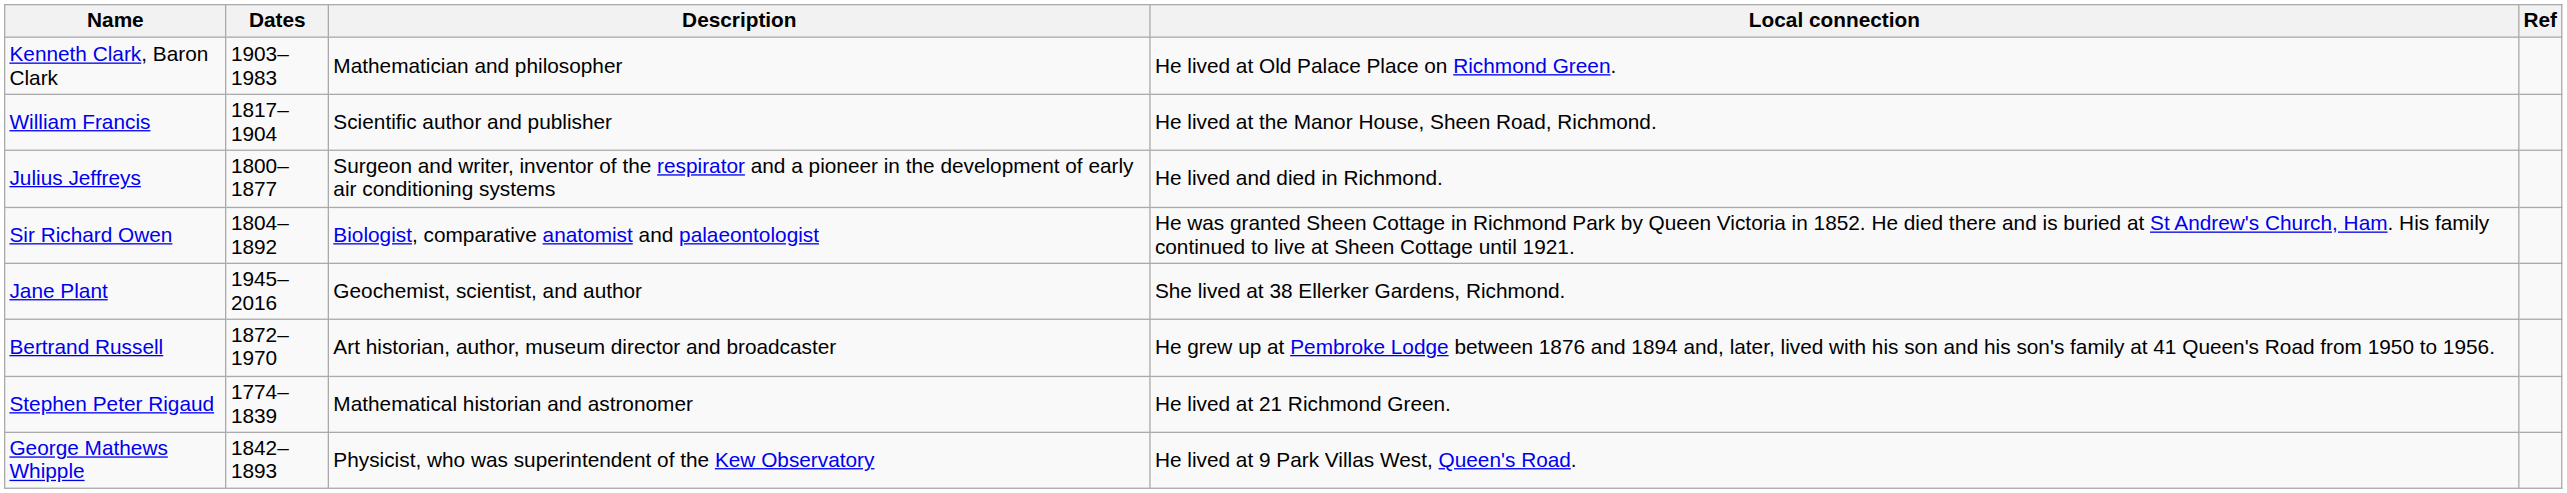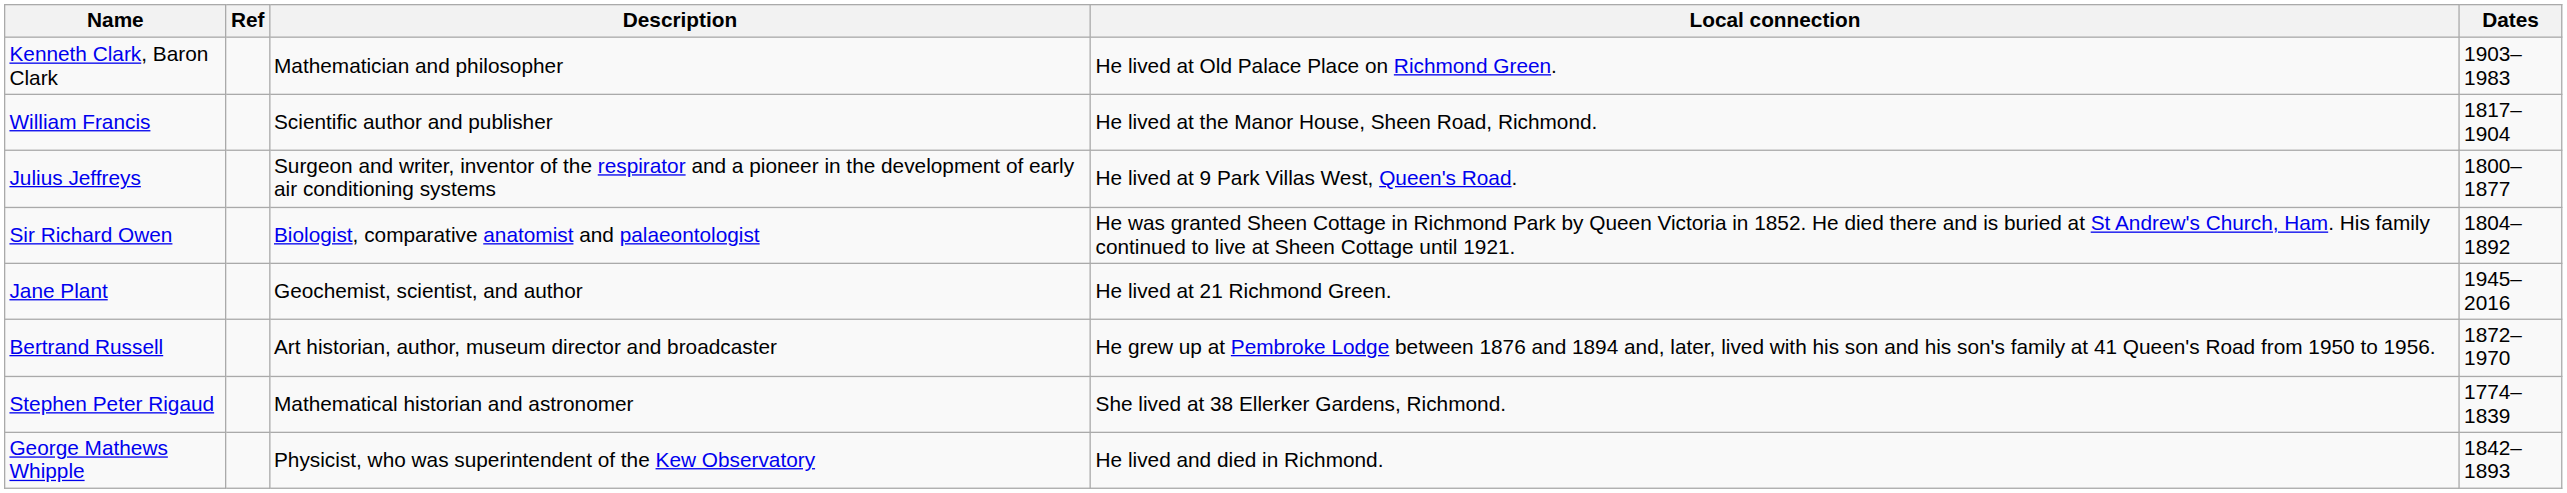columns swapped: (277, 20) <-> (2540, 20)
(1299, 178) He lived and died in Richmond. -> (1306, 178) He lived at 9 Park Villas West, Queen's Road.
(1360, 291) She lived at 38 Ellerker Gardens, Richmond. -> (1244, 291) He lived at 21 Richmond Green.
(1303, 404) He lived at 21 Richmond Green. -> (1301, 404) She lived at 38 Ellerker Gardens, Richmond.
(1366, 460) He lived at 9 Park Villas West, Queen's Road. -> (1240, 460) He lived and died in Richmond.
